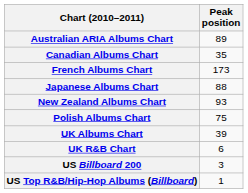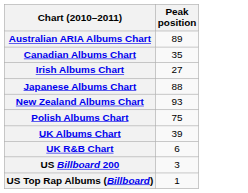- row: (102, 70)
+ row: (80, 70)
- row: (102, 180)
+ row: (80, 180)
